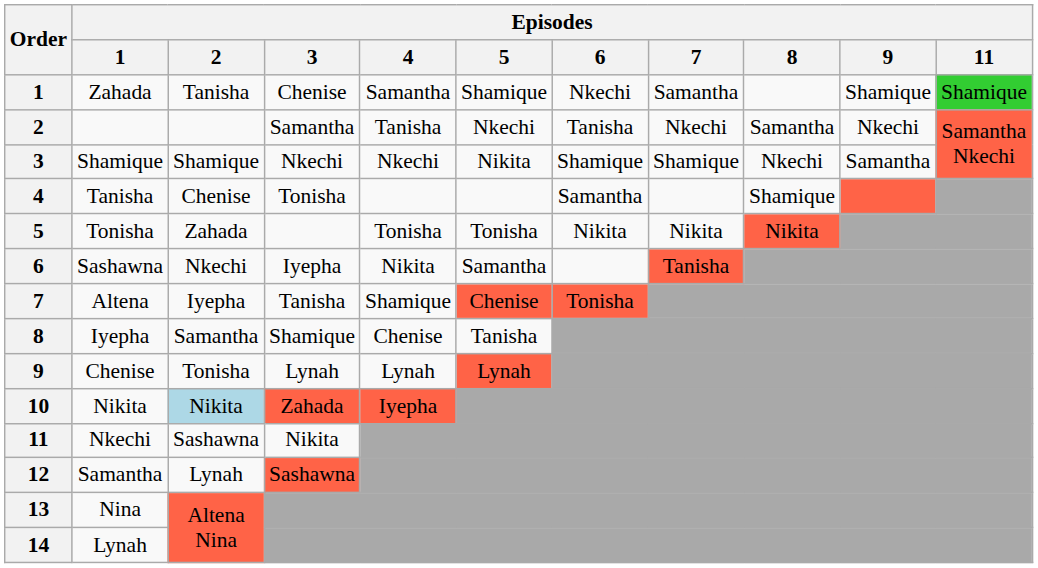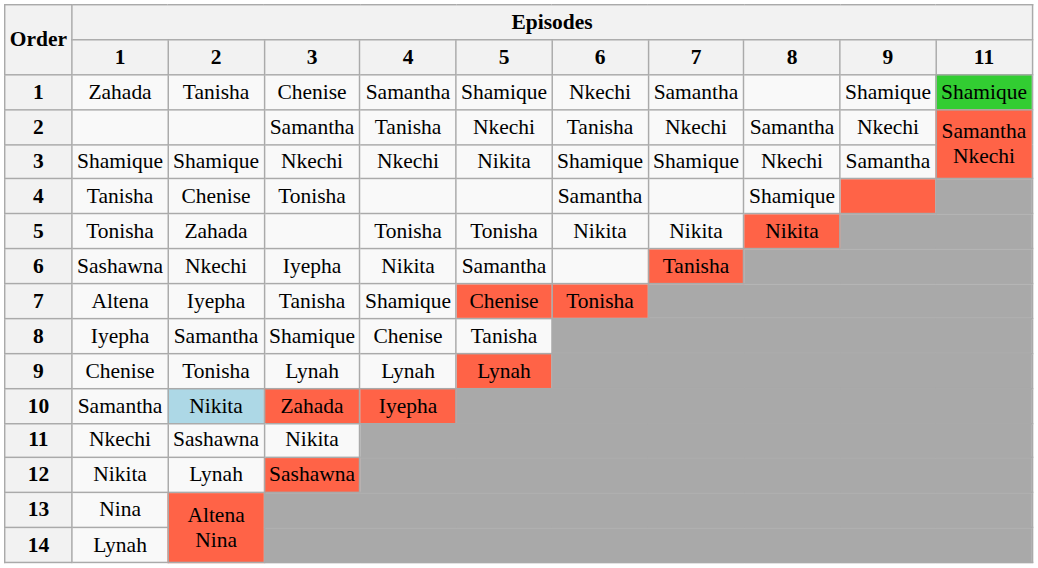(120, 405) Nikita -> (120, 405) Samantha
(120, 474) Samantha -> (120, 474) Nikita
